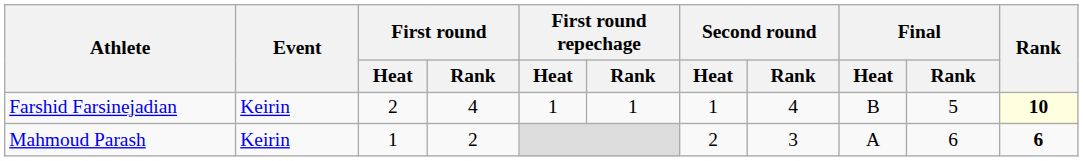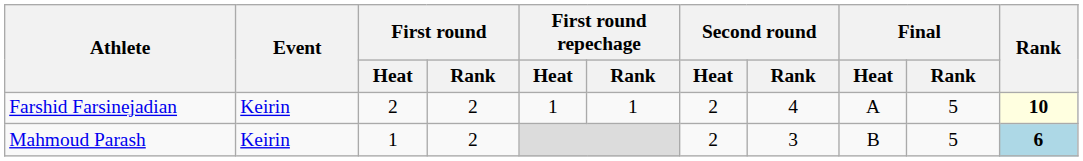(473, 107) 4 -> (473, 107) 2
(713, 107) 1 -> (713, 107) 2
(873, 107) B -> (873, 107) A
(873, 140) A -> (873, 140) B
(953, 140) 6 -> (953, 140) 5
(1038, 140) no background -> (1038, 140) lightblue background
